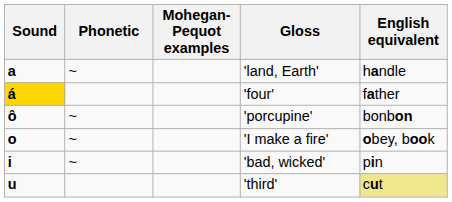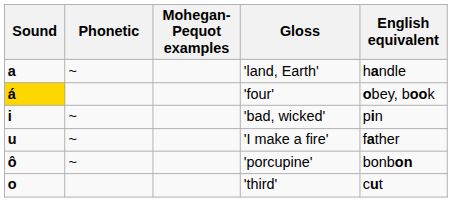(381, 93) father -> (399, 93) obey, book
rows swapped: (284, 162) <-> (278, 116)
(12, 139) o -> (12, 139) u
(399, 139) obey, book -> (381, 139) father
(12, 185) u -> (12, 185) o
(373, 185) khaki background -> (373, 185) no background
